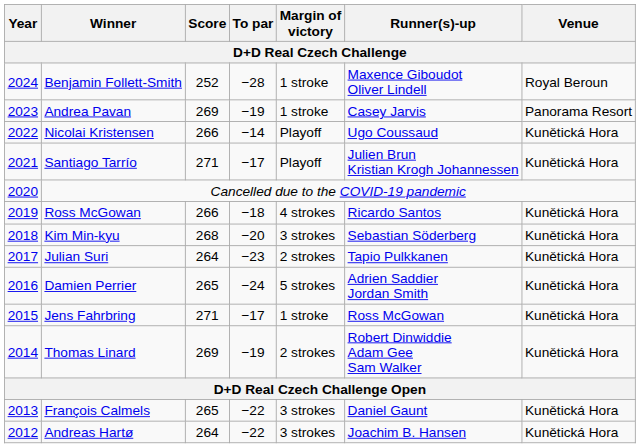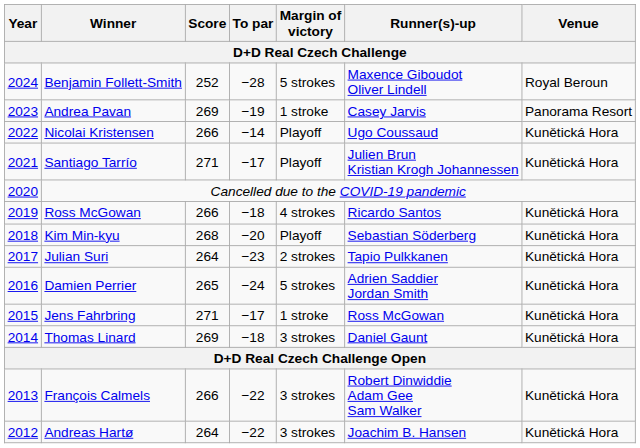(304, 82) 1 stroke -> (307, 82) 5 strokes
(307, 235) 3 strokes -> (300, 235) Playoff
(253, 352) −19 -> (253, 337) −18
(307, 352) 2 strokes -> (307, 337) 3 strokes
(400, 352) Robert Dinwiddie Adam Gee Sam Walker -> (387, 337) Daniel Gaunt
(207, 410) 265 -> (207, 395) 266
(387, 410) Daniel Gaunt -> (400, 395) Robert Dinwiddie Adam Gee Sam Walker
